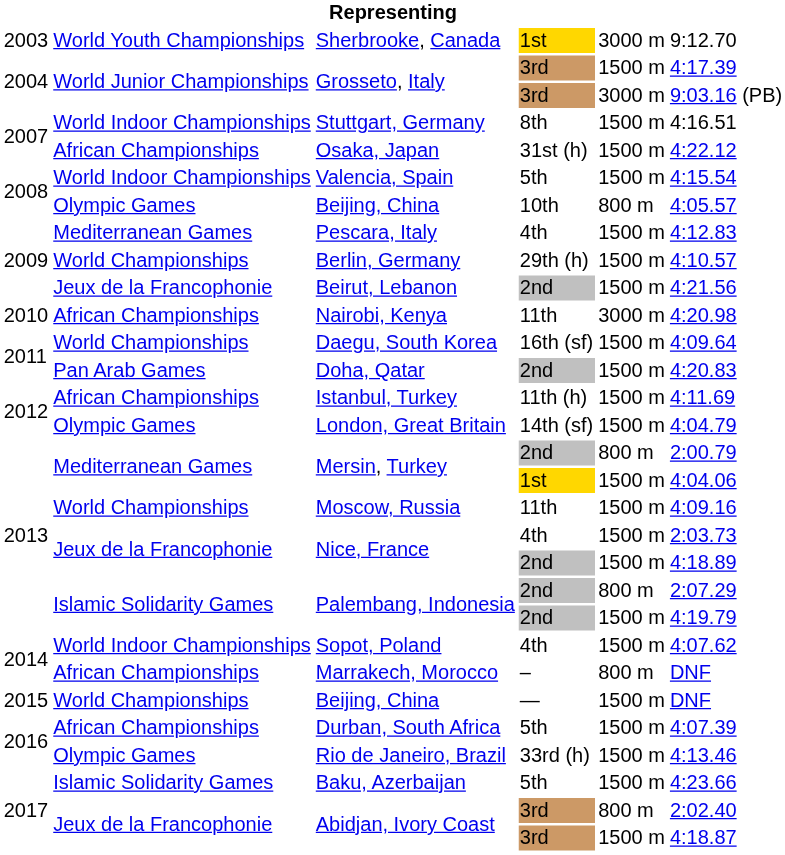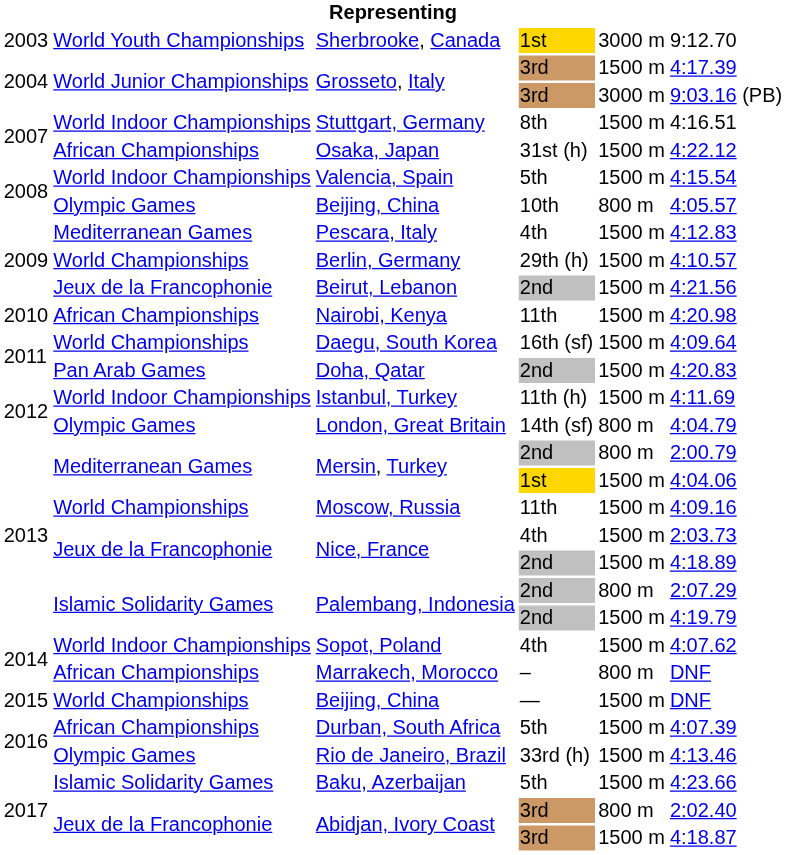(632, 315) 3000 m -> (632, 315) 1500 m
(156, 397) African Championships -> (182, 397) World Indoor Championships
(632, 425) 1500 m -> (626, 425) 800 m
